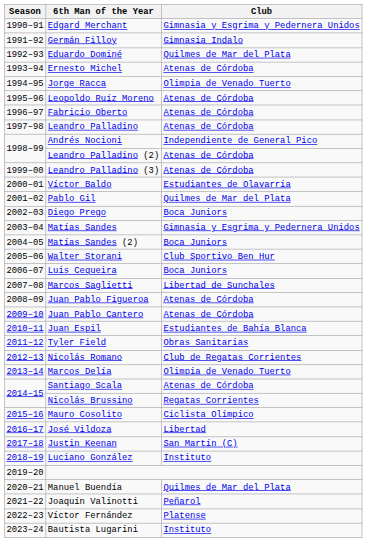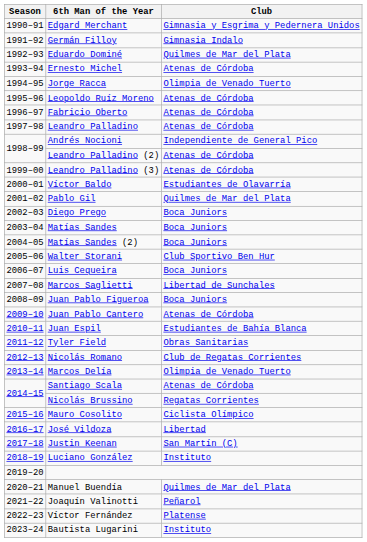(262, 228) Gimnasia y Esgrima y Pedernera Unidos -> (195, 228) Boca Juniors
(208, 300) Atenas de Córdoba -> (195, 300) Boca Juniors
